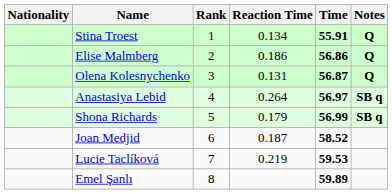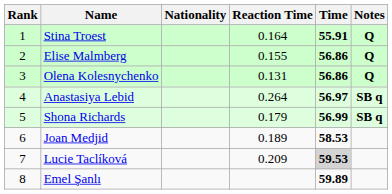columns swapped: (211, 14) <-> (38, 14)
(273, 35) 0.134 -> (273, 35) 0.164
(273, 55) 0.186 -> (273, 55) 0.155
(333, 76) 56.87 -> (333, 76) 56.86
(273, 138) 0.187 -> (273, 138) 0.189
(333, 138) 58.52 -> (333, 138) 58.53
(273, 158) 0.219 -> (273, 158) 0.209
(333, 158) no background -> (333, 158) lightgrey background
